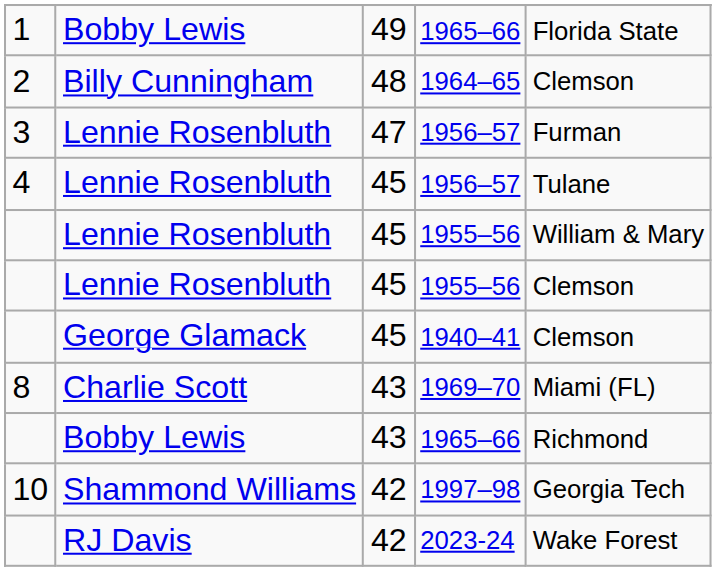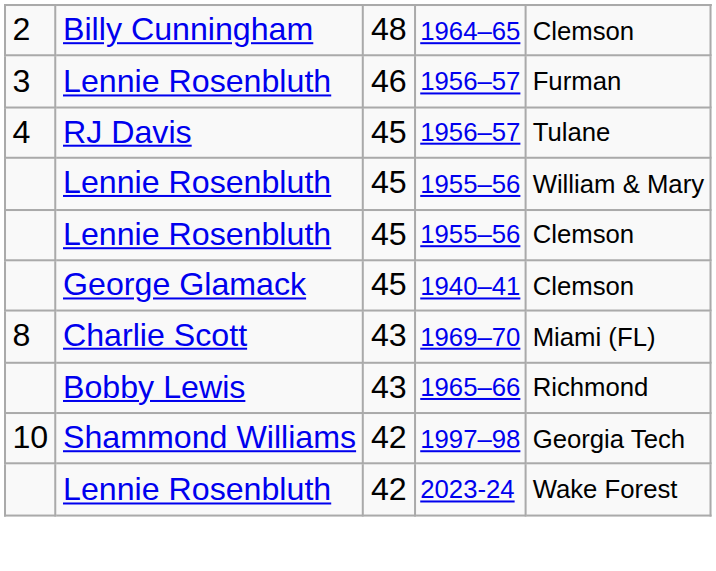- row: (21, 30)
(389, 132) 47 -> (389, 81) 46
(197, 183) Lennie Rosenbluth -> (127, 132) RJ Davis
(127, 540) RJ Davis -> (197, 489) Lennie Rosenbluth
